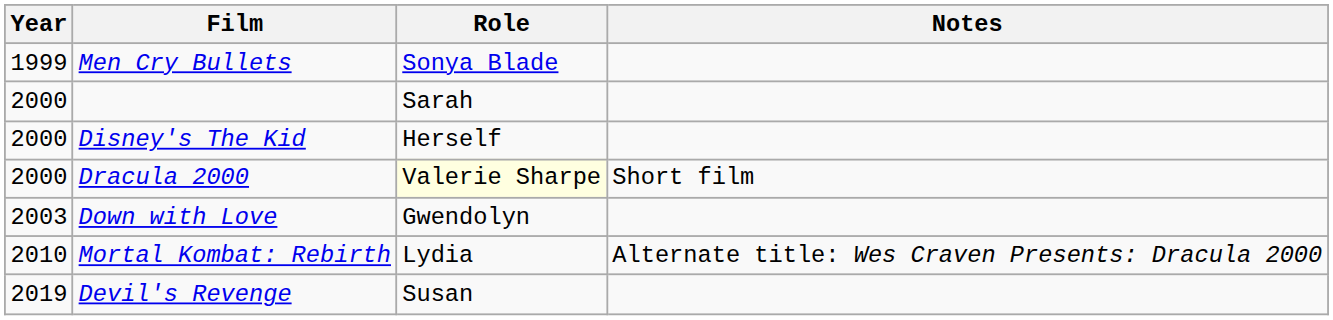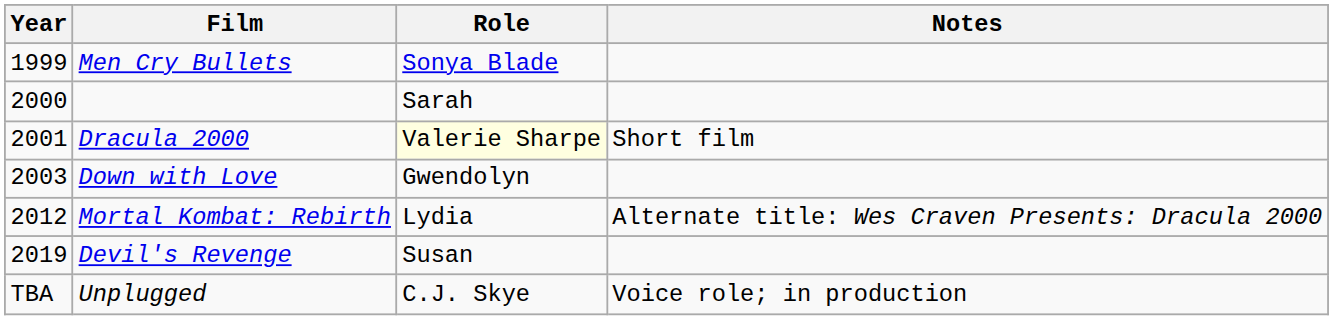- row: (192, 140)
(39, 178) 2000 -> (39, 140) 2001
(39, 256) 2010 -> (39, 217) 2012
+ row: (143, 294)
